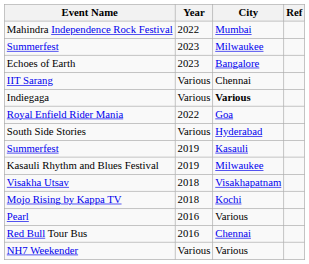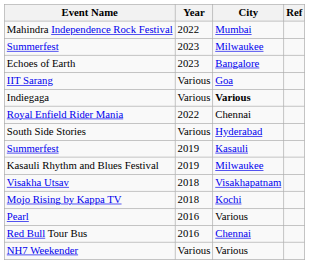(233, 81) Chennai -> (224, 81) Goa
(224, 115) Goa -> (233, 115) Chennai
